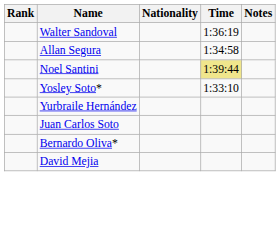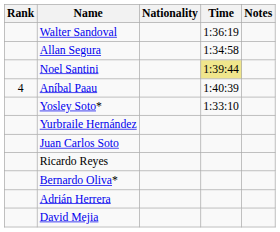+ row: (68, 87)
+ row: (74, 161)
+ row: (75, 198)
